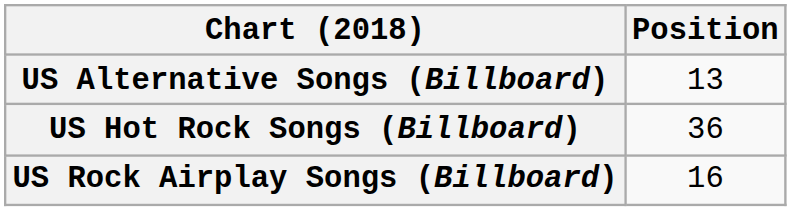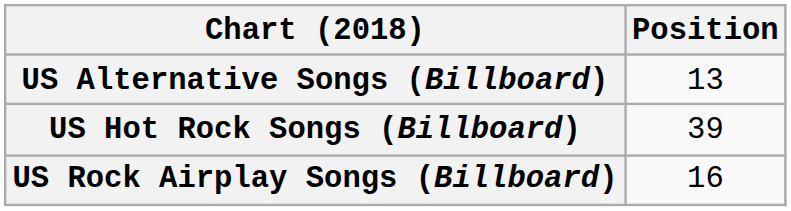(705, 130) 36 -> (705, 130) 39
